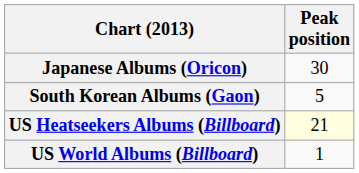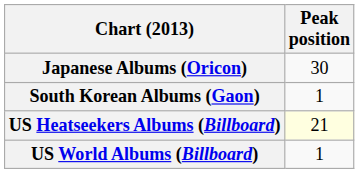(319, 96) 5 -> (319, 96) 1
